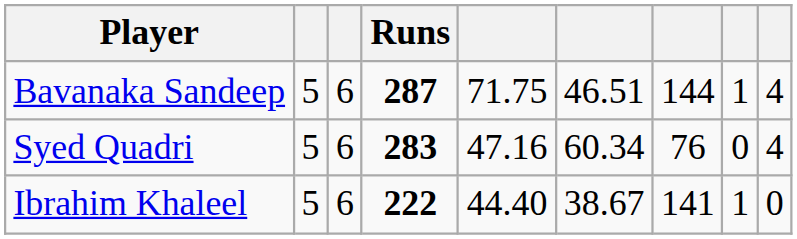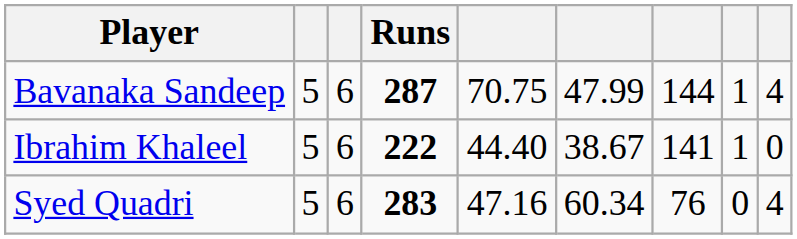(507, 89) 71.75 -> (507, 89) 70.75
(604, 89) 46.51 -> (604, 89) 47.99
rows swapped: (103, 146) <-> (130, 203)
